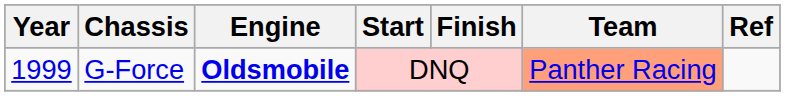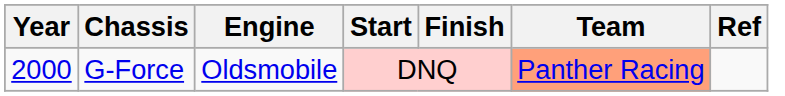(41, 70) 1999 -> (41, 70) 2000
(275, 70) bold -> (269, 70) normal
